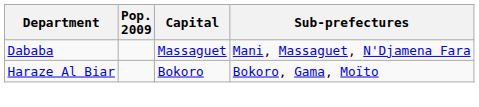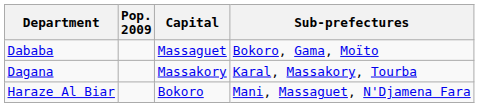(352, 50) Mani, Massaguet, N'Djamena Fara -> (306, 50) Bokoro, Gama, Moïto
+ row: (31, 71)
(306, 71) Bokoro, Gama, Moïto -> (352, 92) Mani, Massaguet, N'Djamena Fara
